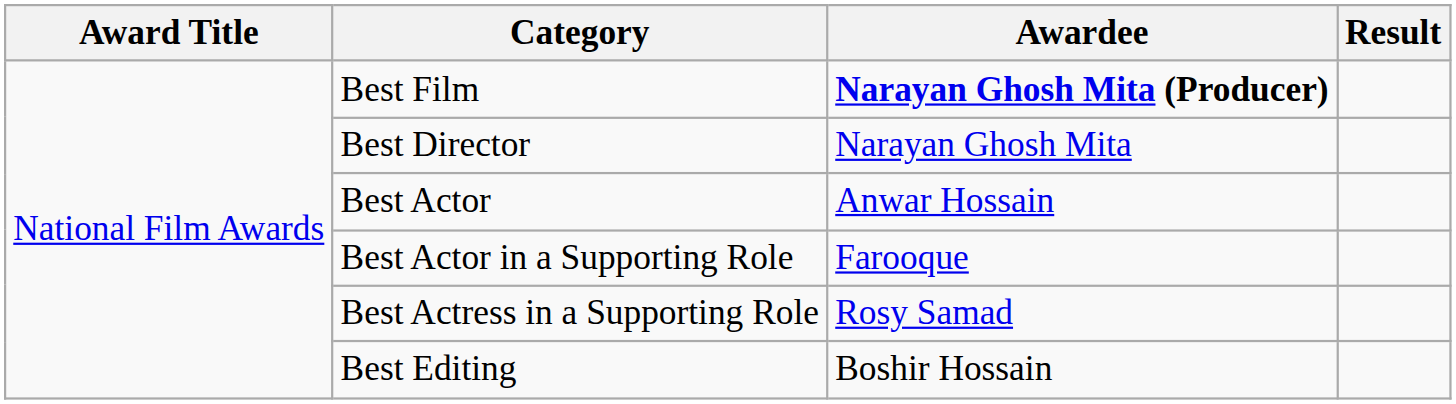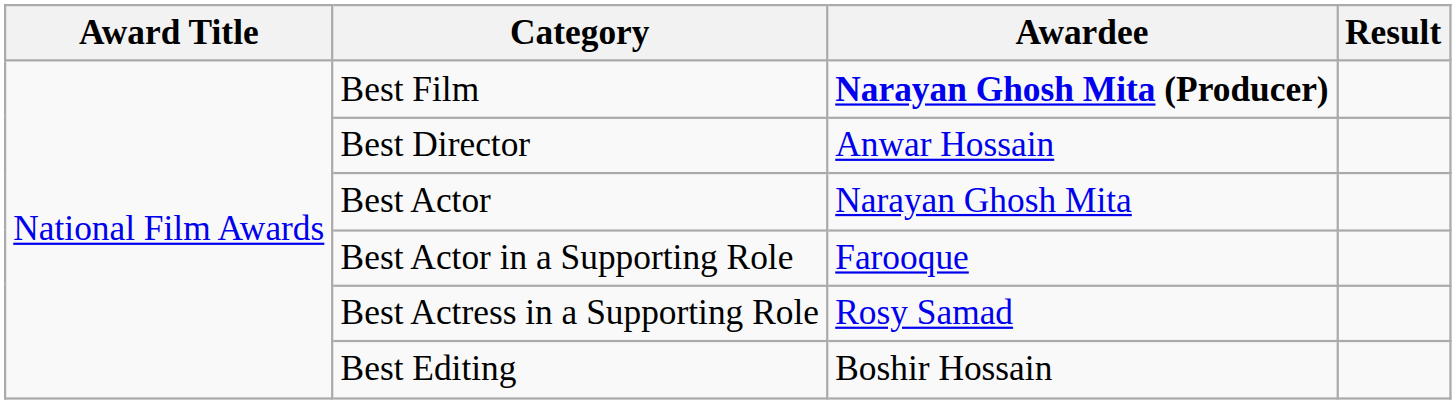(984, 144) Narayan Ghosh Mita -> (945, 144) Anwar Hossain
(945, 200) Anwar Hossain -> (984, 200) Narayan Ghosh Mita
